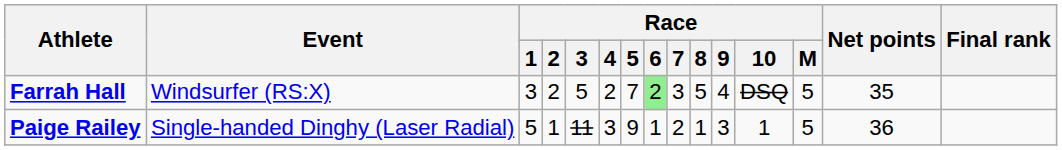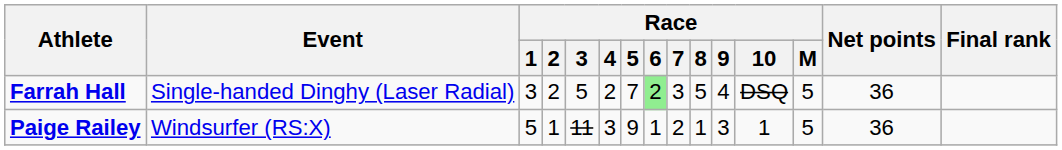(241, 93) Windsurfer (RS:X) -> (333, 93) Single-handed Dinghy (Laser Radial)
(882, 93) 35 -> (882, 93) 36
(333, 128) Single-handed Dinghy (Laser Radial) -> (241, 128) Windsurfer (RS:X)
